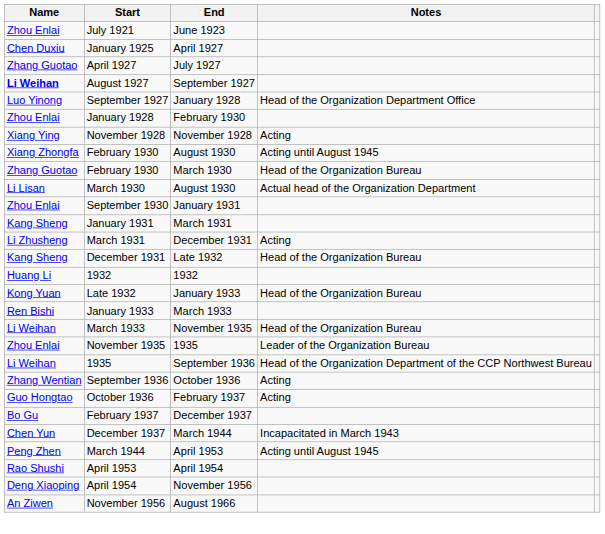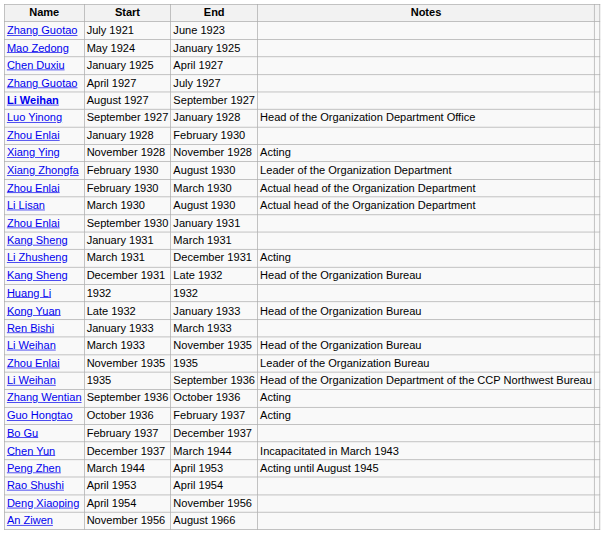(33, 30) Zhou Enlai -> (42, 30) Zhang Guotao
+ row: (111, 48)
(319, 153) Acting until August 1945 -> (356, 170) Leader of the Organization Department
(42, 170) Zhang Guotao -> (33, 188) Zhou Enlai
(341, 170) Head of the Organization Bureau -> (368, 188) Actual head of the Organization Department
